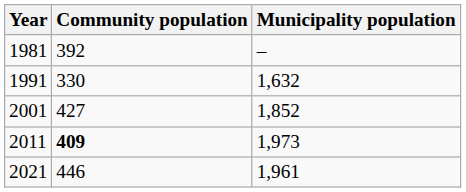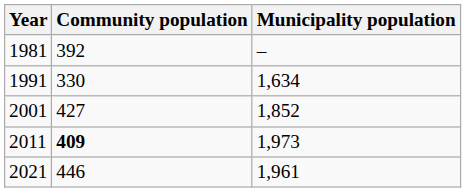(278, 80) 1,632 -> (278, 80) 1,634
